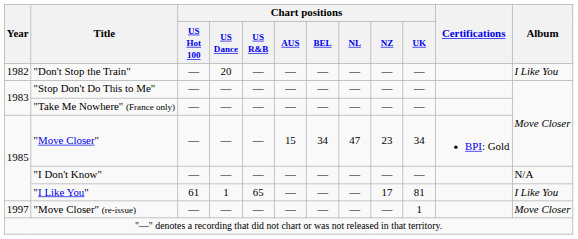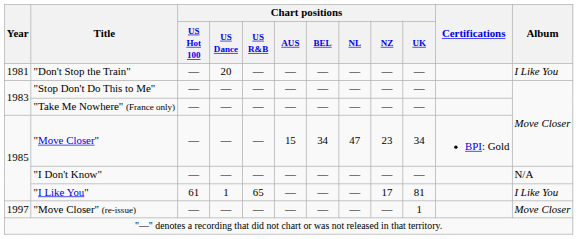(18, 72) 1982 -> (18, 72) 1981
